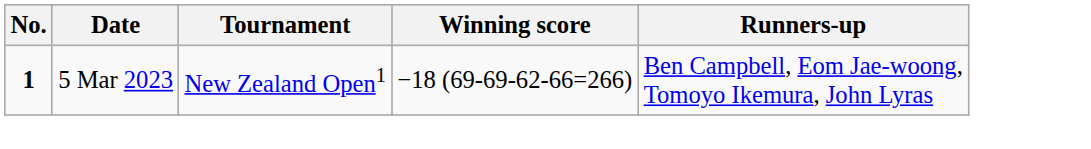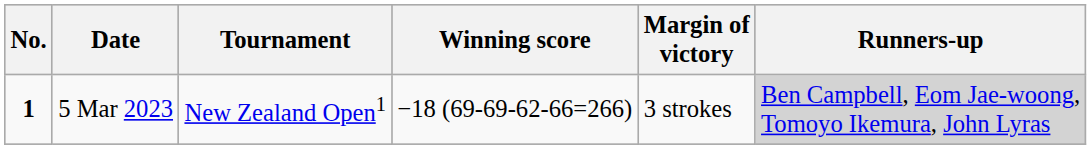+ column: (697, 39)
(803, 80) no background -> (921, 109) lightgrey background
